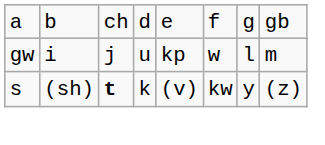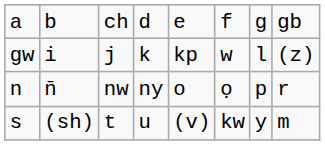(145, 55) u -> (145, 55) k
(271, 55) m -> (296, 55) (z)
+ row: (16, 89)
(110, 89) bold -> (110, 123) normal
(145, 89) k -> (145, 123) u
(283, 89) (z) -> (283, 123) m
